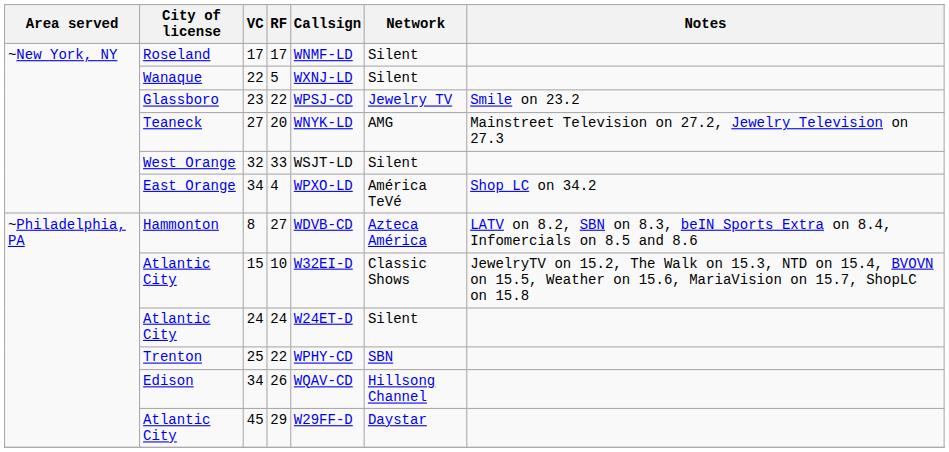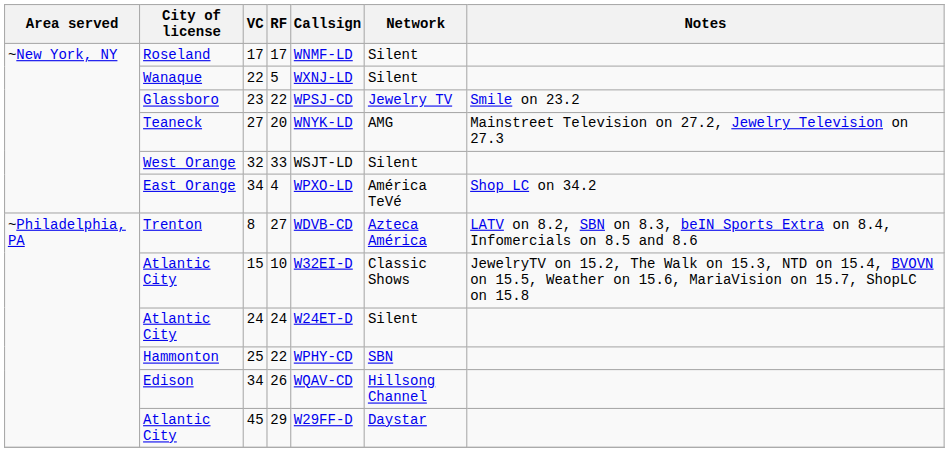(181, 225) Hammonton -> (173, 225) Trenton
(173, 358) Trenton -> (181, 358) Hammonton
